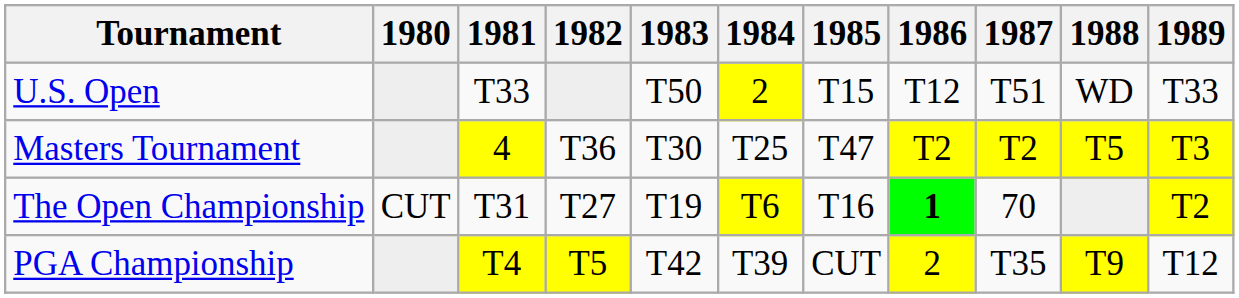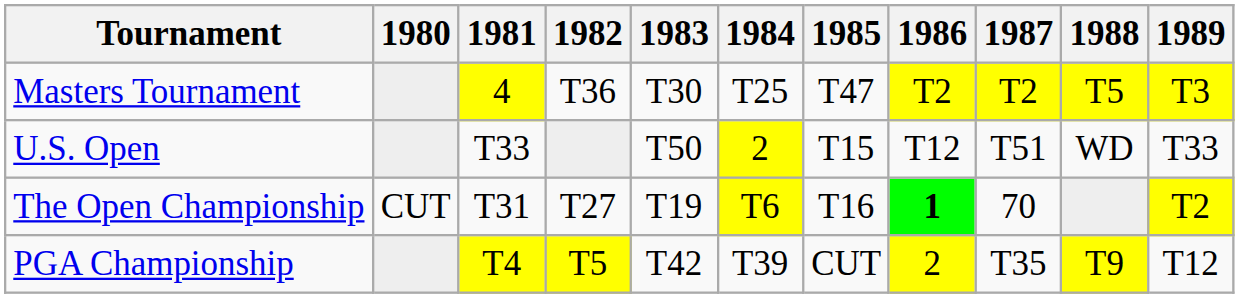rows swapped: (157, 148) <-> (87, 91)
